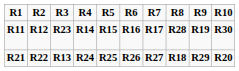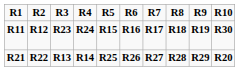(85, 29) R14 -> (85, 29) R24
(177, 29) R28 -> (177, 29) R18
(85, 58) R24 -> (85, 58) R14
(177, 58) R18 -> (177, 58) R28
